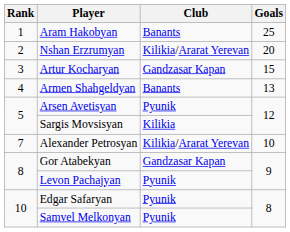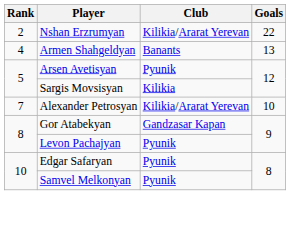- row: (78, 32)
(269, 50) 20 -> (269, 32) 22
- row: (79, 69)
